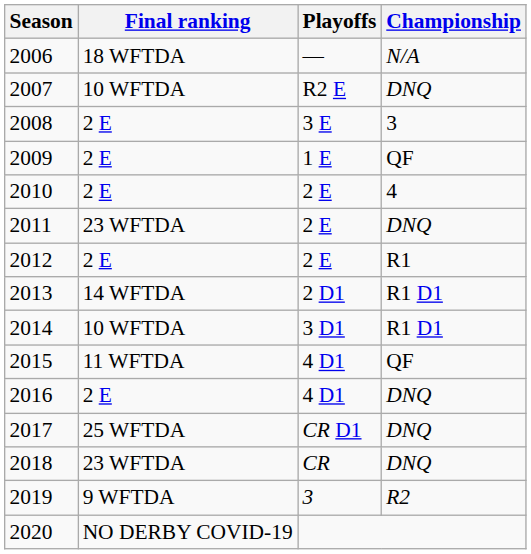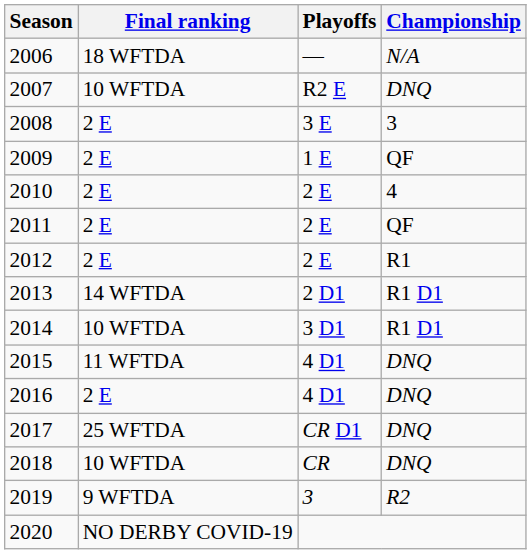(134, 225) 23 WFTDA -> (97, 225) 2 E
(409, 225) DNQ -> (400, 225) QF
(400, 361) QF -> (409, 361) DNQ
(134, 463) 23 WFTDA -> (134, 463) 10 WFTDA
